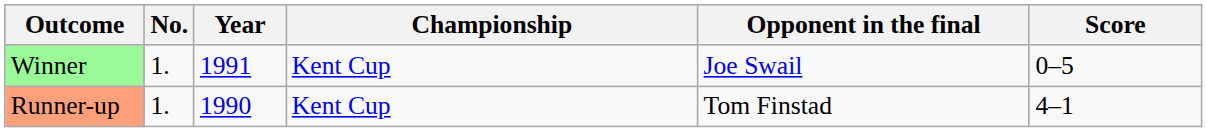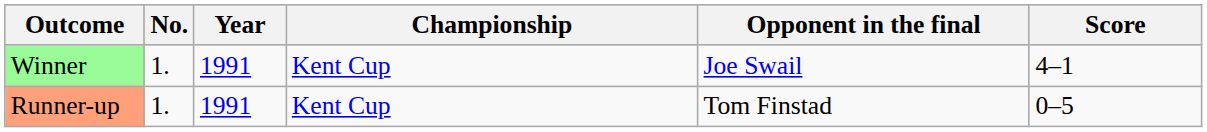(1055, 65) 0–5 -> (1055, 65) 4–1
(226, 106) 1990 -> (226, 106) 1991
(1055, 106) 4–1 -> (1055, 106) 0–5
